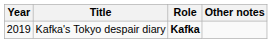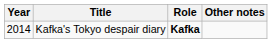(19, 30) 2019 -> (19, 30) 2014
